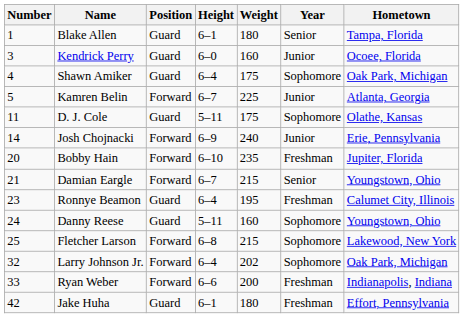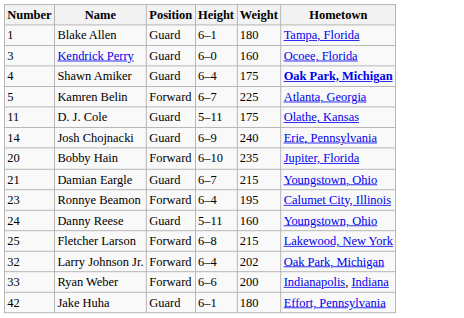- column: (312, 14)
(397, 76) normal -> (338, 76) bold
(170, 138) Forward -> (165, 138) Guard
(170, 179) Forward -> (165, 179) Guard
(165, 199) Guard -> (170, 199) Forward
